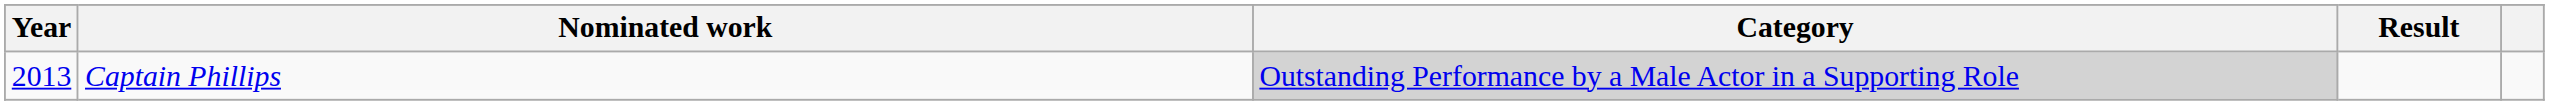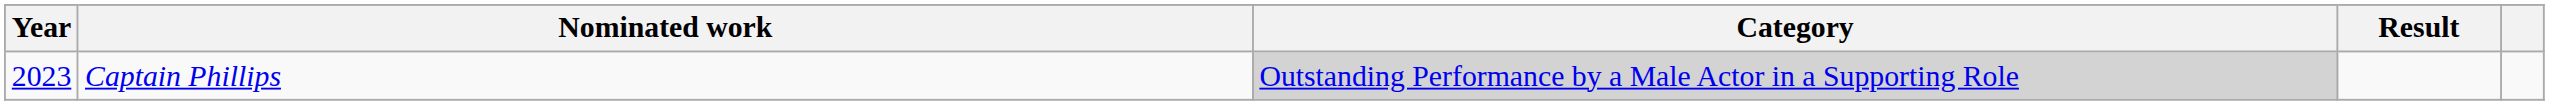(42, 75) 2013 -> (42, 75) 2023
